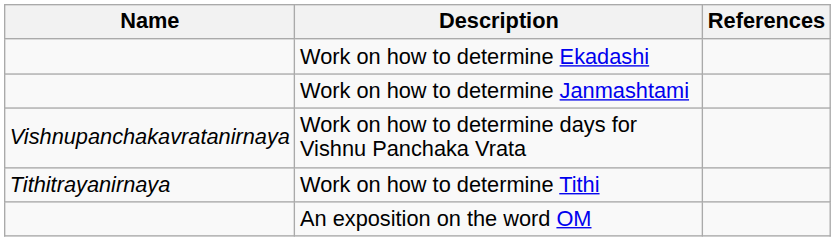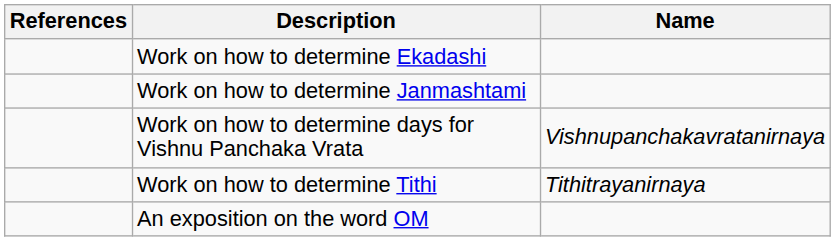columns swapped: (150, 21) <-> (767, 21)
